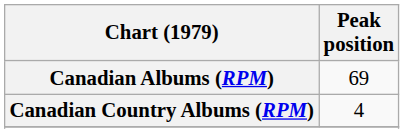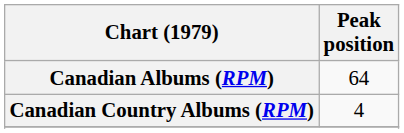(359, 77) 69 -> (359, 77) 64
